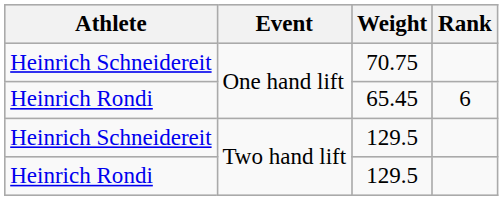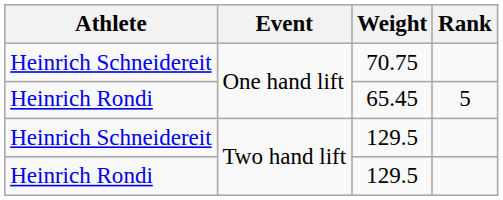(465, 99) 6 -> (465, 99) 5
